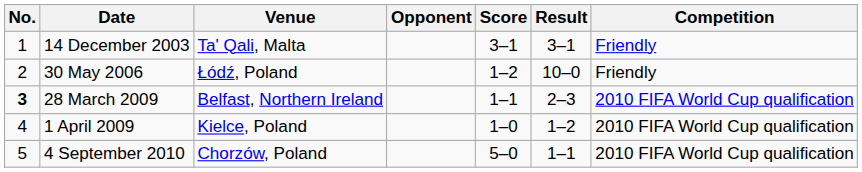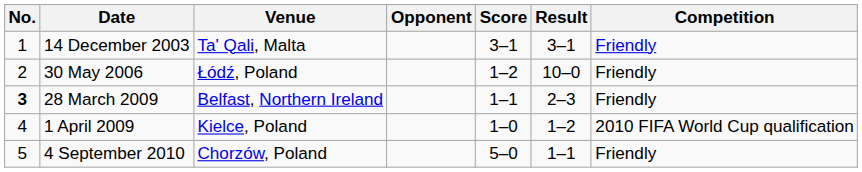(725, 99) 2010 FIFA World Cup qualification -> (626, 99) Friendly
(725, 153) 2010 FIFA World Cup qualification -> (626, 153) Friendly
